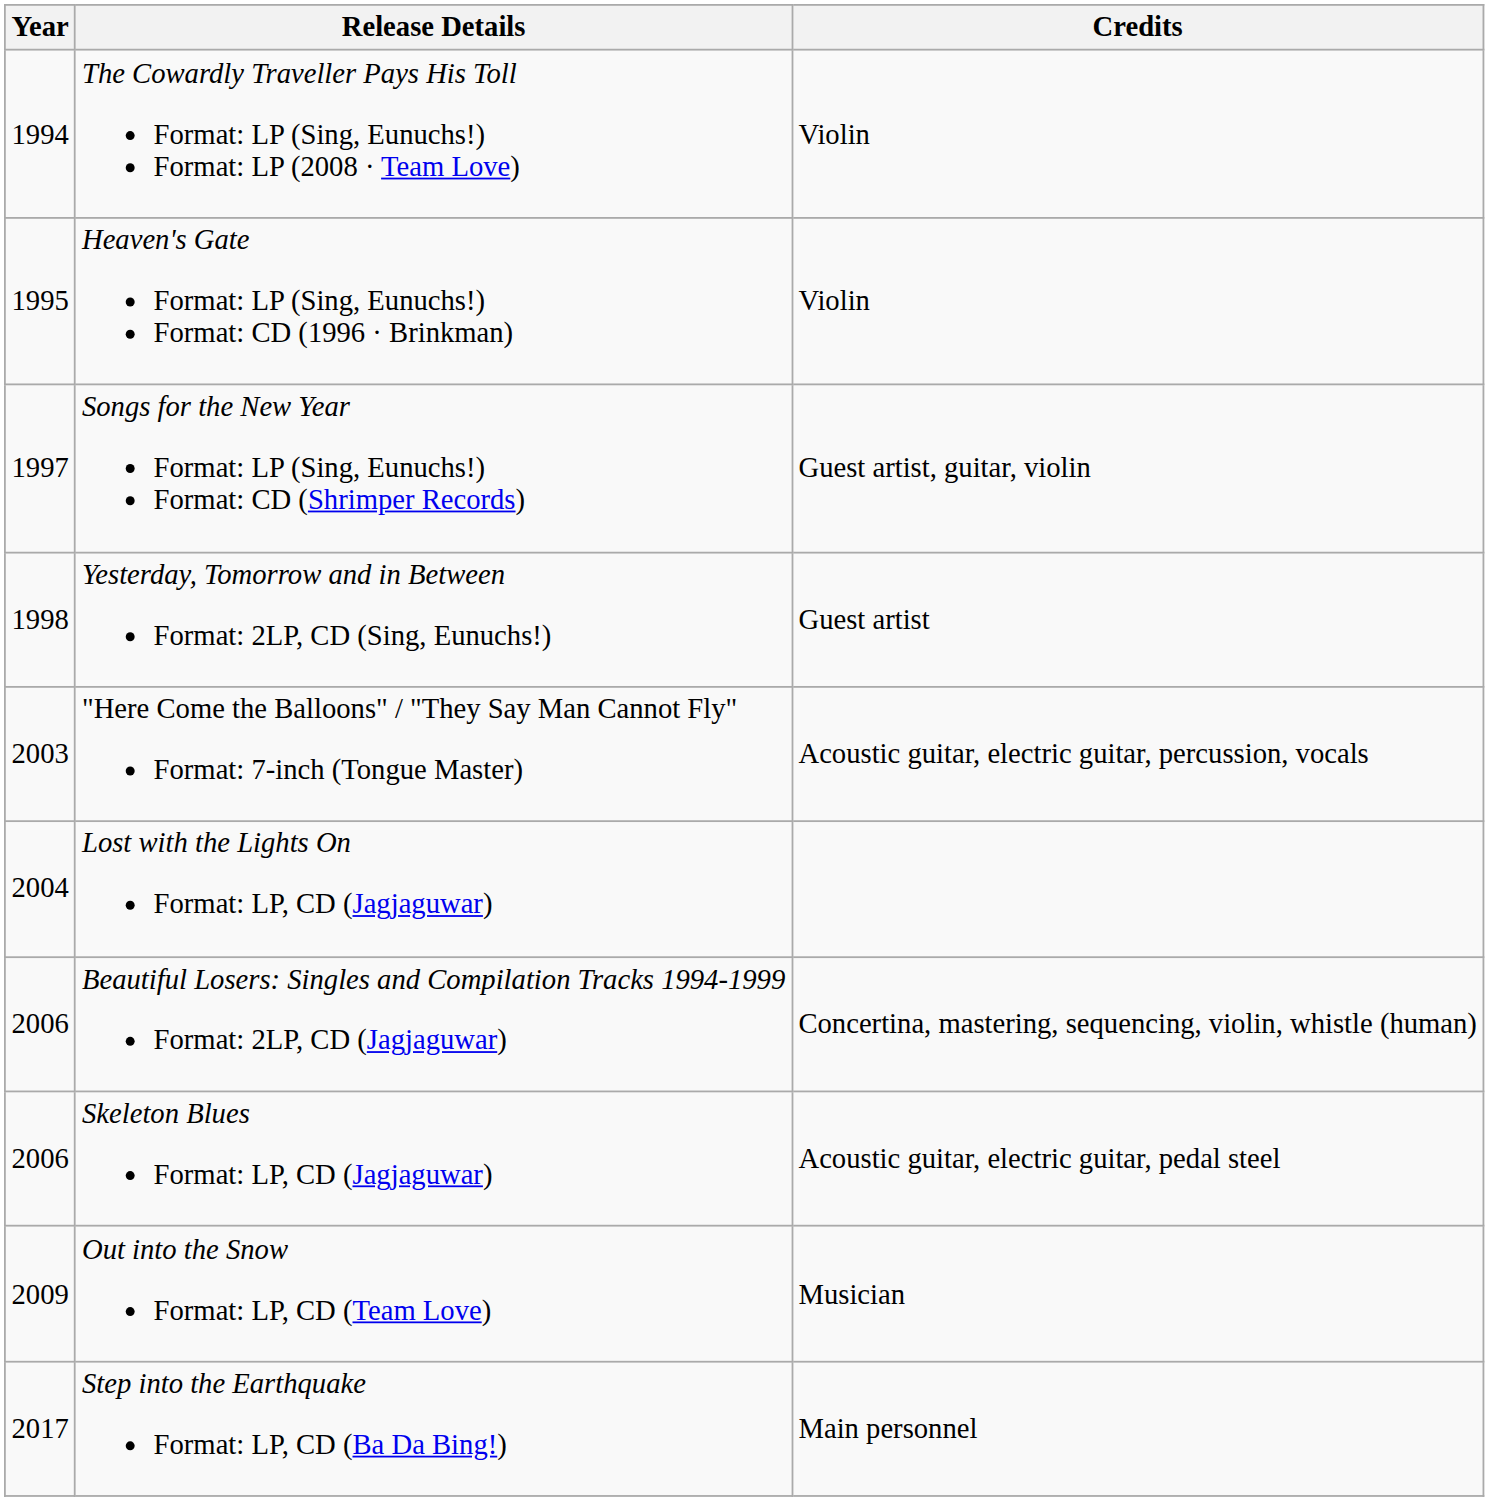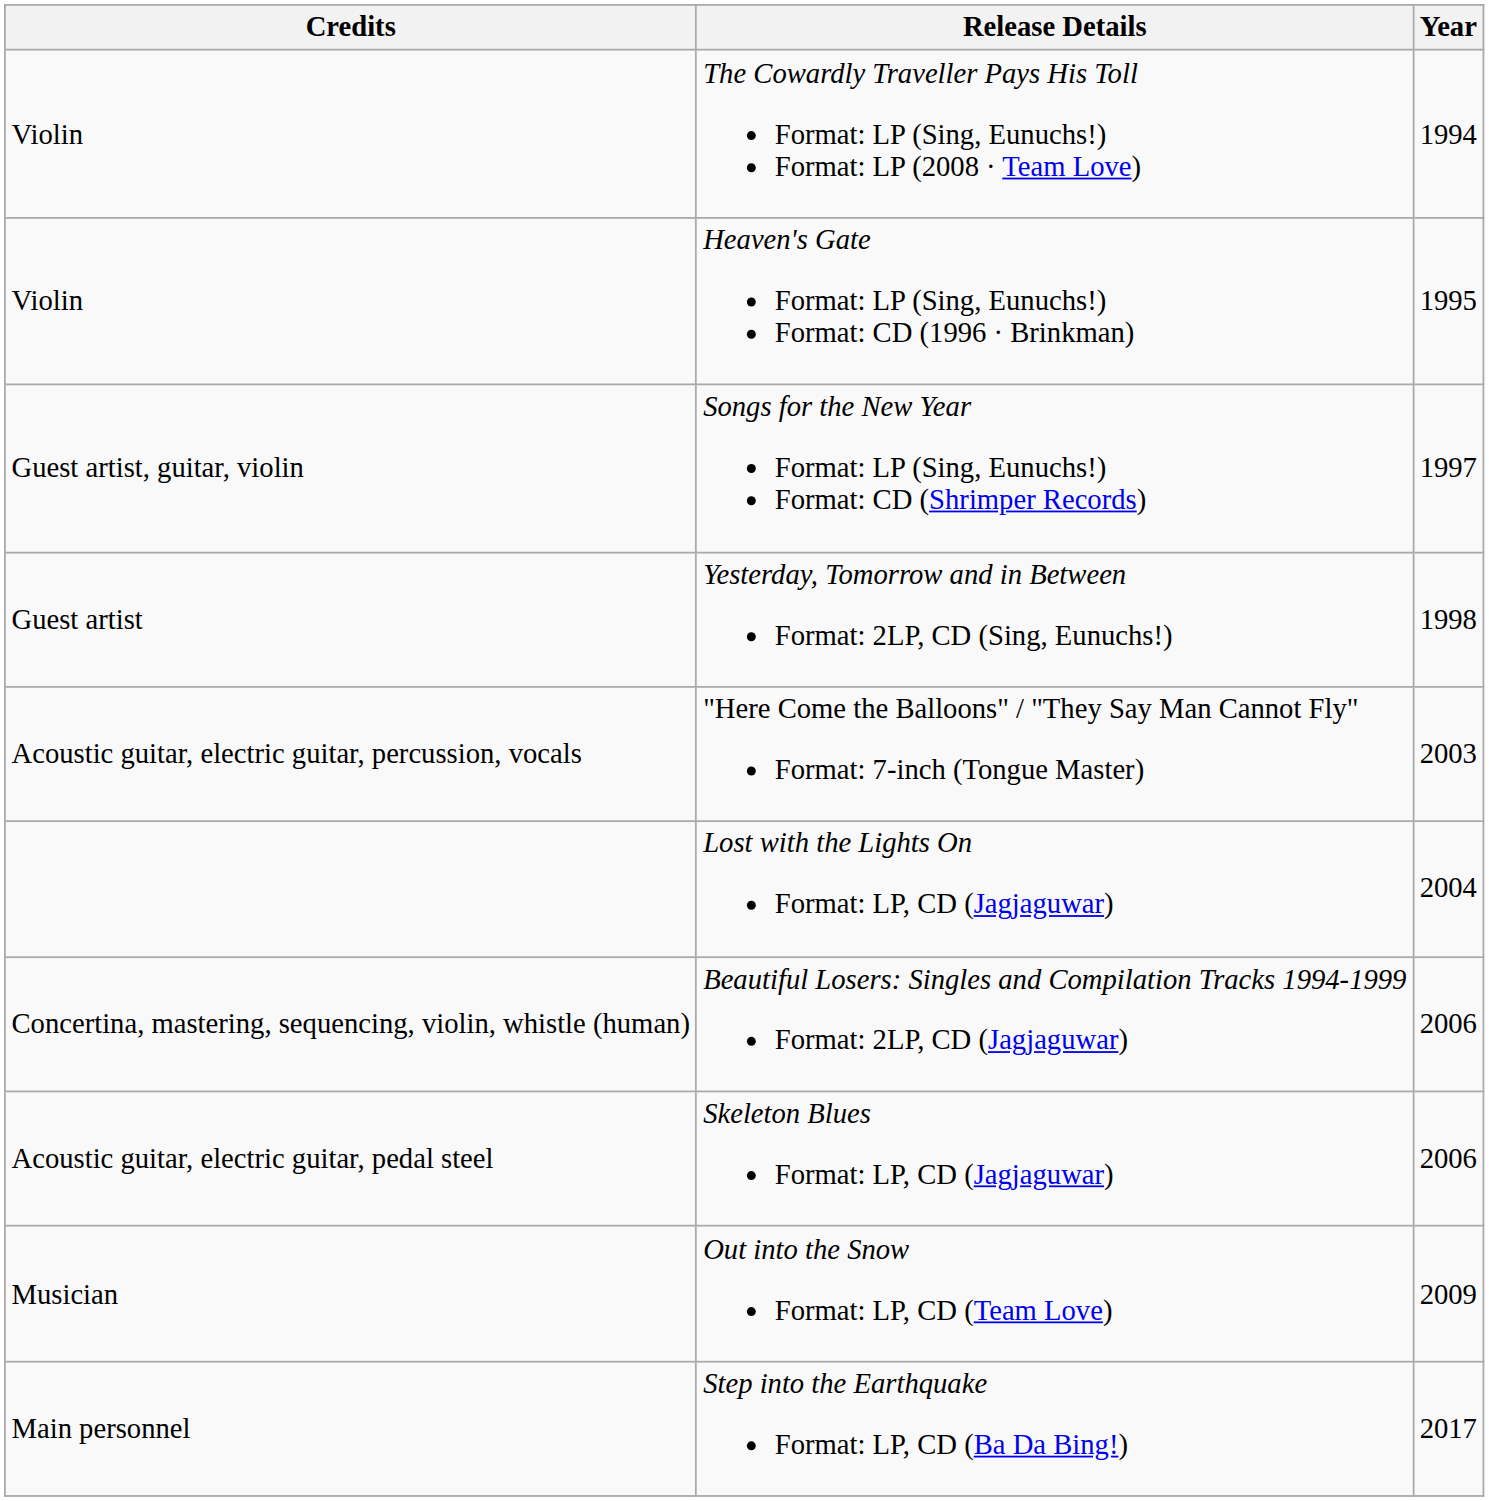columns swapped: (40, 27) <-> (1138, 27)
